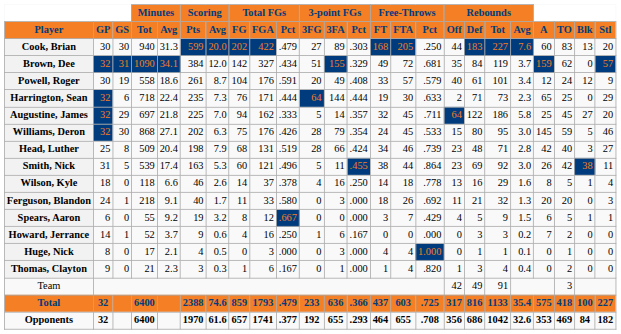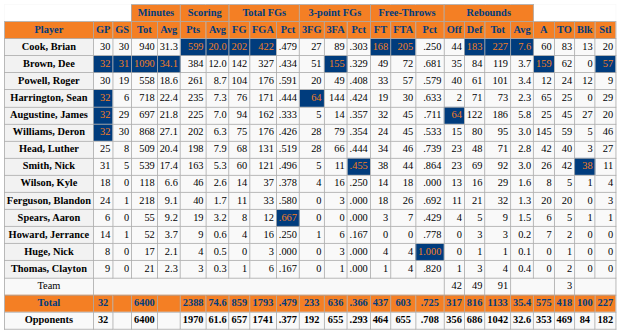(359, 98) .444 -> (359, 98) .424
(359, 149) .424 -> (359, 149) .444
(432, 183) .778 -> (432, 183) .000
(432, 234) .000 -> (432, 234) .778
